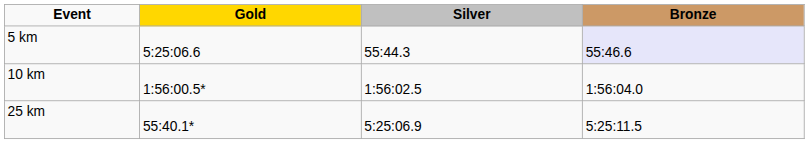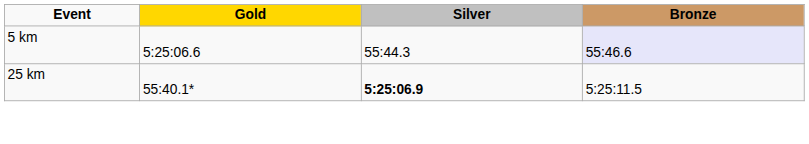- row: (26, 74)
(393, 127) normal -> (394, 90) bold
